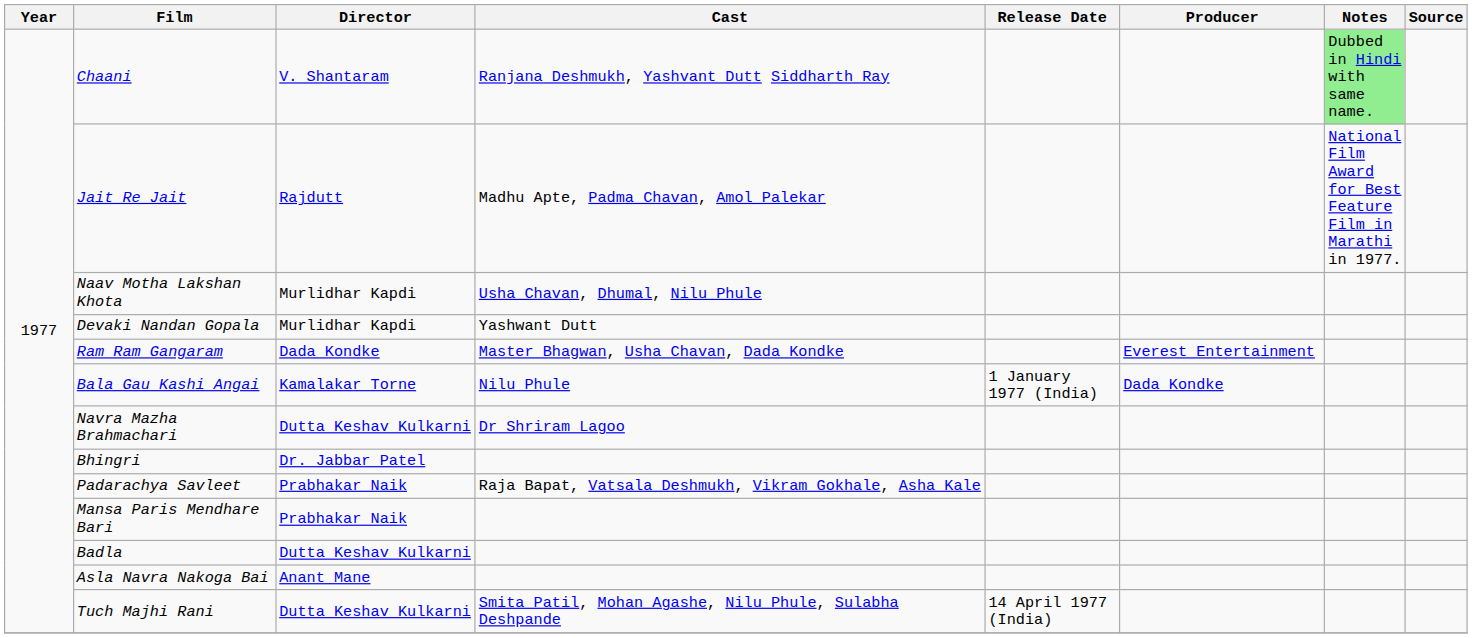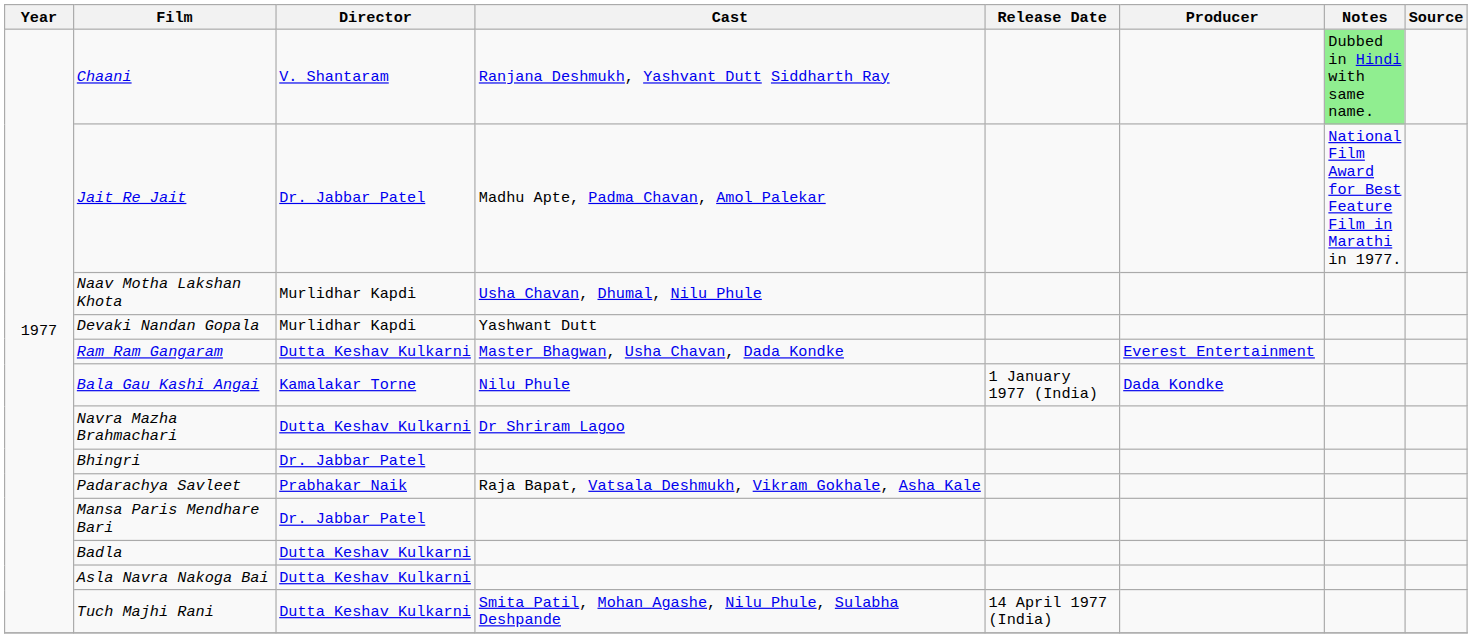(311, 198) Rajdutt -> (352, 198) Dr. Jabbar Patel
(329, 352) Dada Kondke -> (375, 352) Dutta Keshav Kulkarni
(343, 519) Prabhakar Naik -> (352, 519) Dr. Jabbar Patel
(325, 578) Anant Mane -> (375, 578) Dutta Keshav Kulkarni
